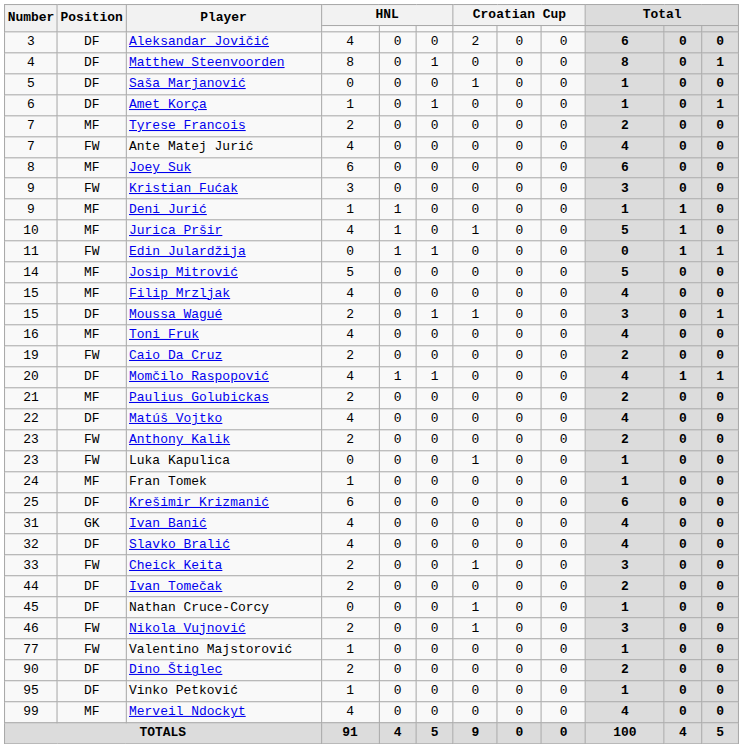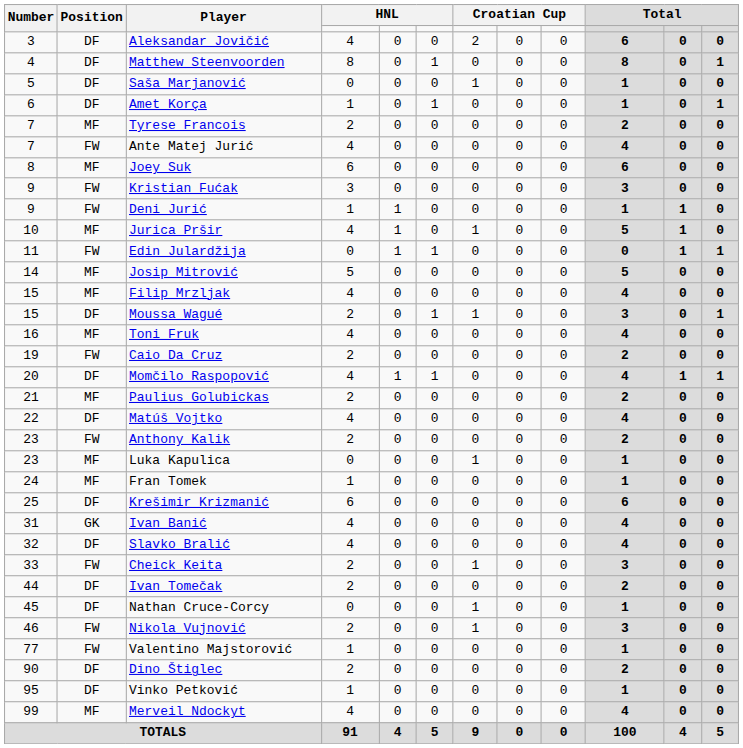(92, 210) MF -> (92, 210) FW
(92, 461) FW -> (92, 461) MF
